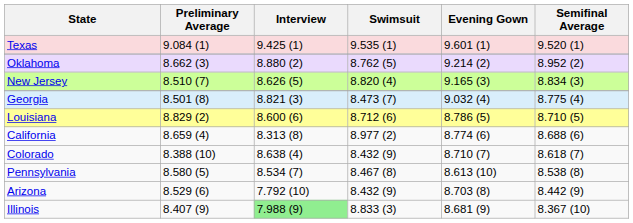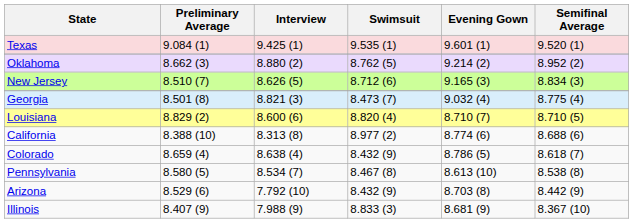(373, 81) 8.820 (4) -> (373, 81) 8.712 (6)
(373, 117) 8.712 (6) -> (373, 117) 8.820 (4)
(467, 117) 8.786 (5) -> (467, 117) 8.710 (7)
(186, 136) 8.659 (4) -> (189, 136) 8.388 (10)
(189, 154) 8.388 (10) -> (186, 154) 8.659 (4)
(467, 154) 8.710 (7) -> (467, 154) 8.786 (5)
(280, 209) lightgreen background -> (280, 209) no background
